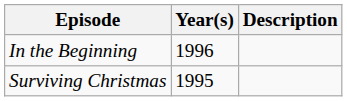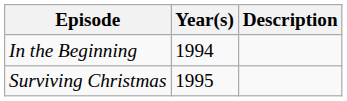(194, 50) 1996 -> (194, 50) 1994
